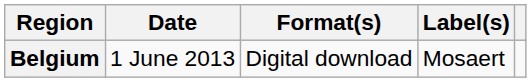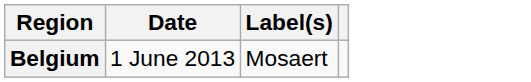- column: (329, 22)
